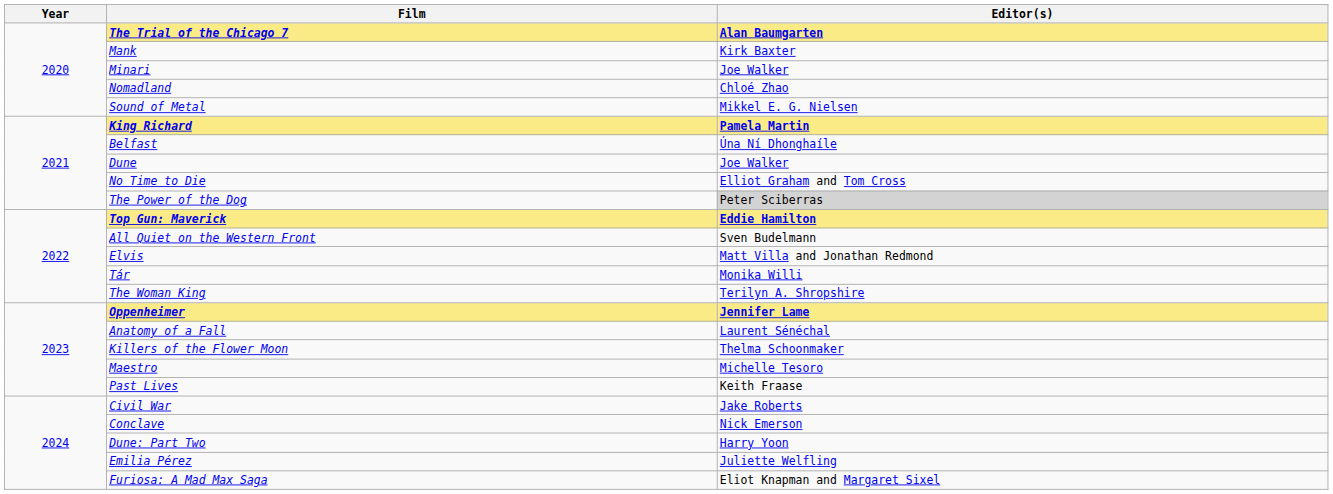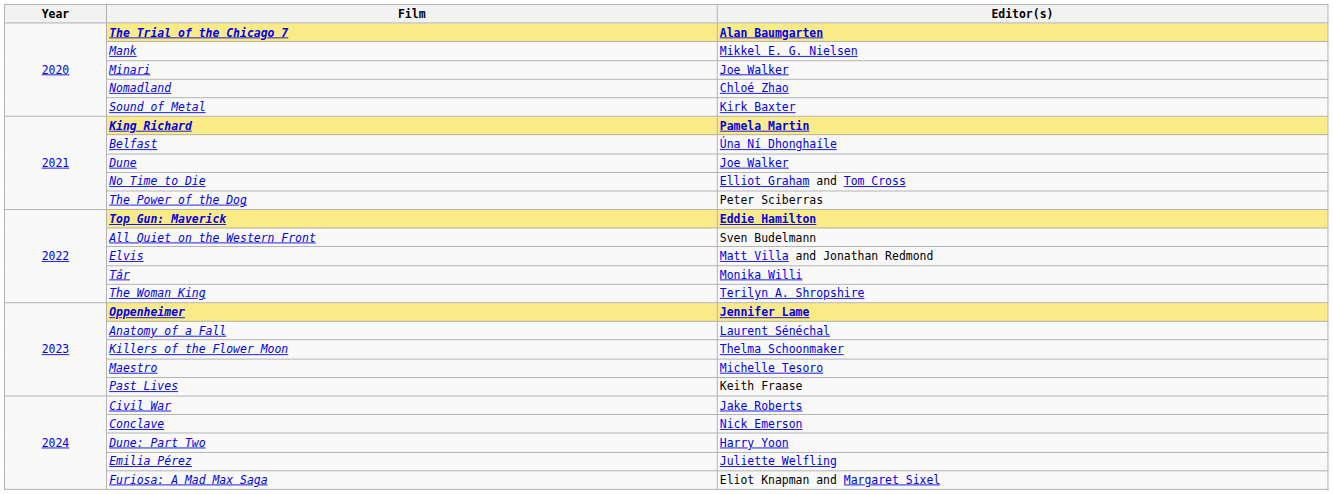(758, 51) Kirk Baxter -> (789, 51) Mikkel E. G. Nielsen
(789, 107) Mikkel E. G. Nielsen -> (758, 107) Kirk Baxter
(771, 200) lightgrey background -> (771, 200) no background
